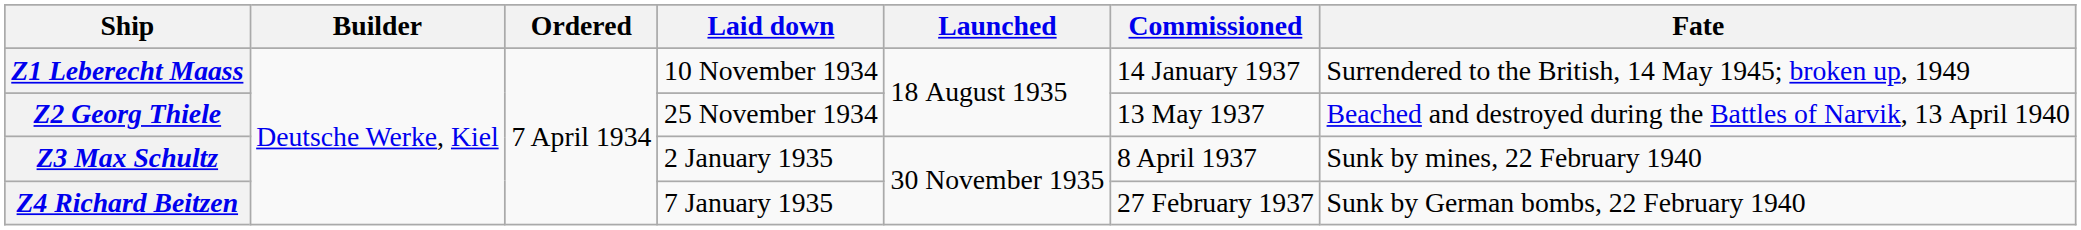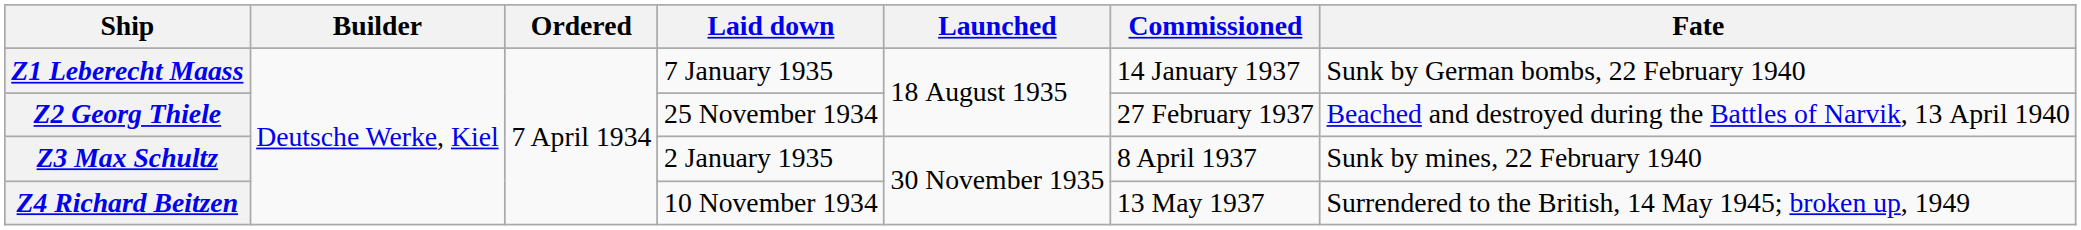(771, 70) 10 November 1934 -> (749, 70) 7 January 1935
(1648, 70) Surrendered to the British, 14 May 1945; broken up, 1949 -> (1566, 70) Sunk by German bombs, 22 February 1940
(1191, 114) 13 May 1937 -> (1215, 114) 27 February 1937
(749, 202) 7 January 1935 -> (771, 202) 10 November 1934
(1215, 202) 27 February 1937 -> (1191, 202) 13 May 1937
(1566, 202) Sunk by German bombs, 22 February 1940 -> (1648, 202) Surrendered to the British, 14 May 1945; broken up, 1949
